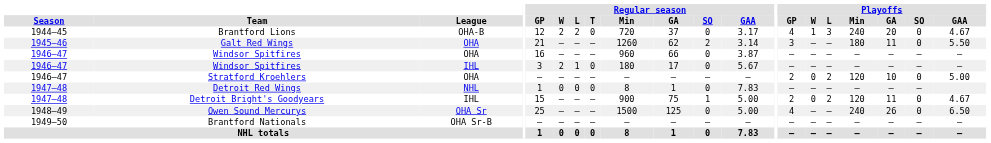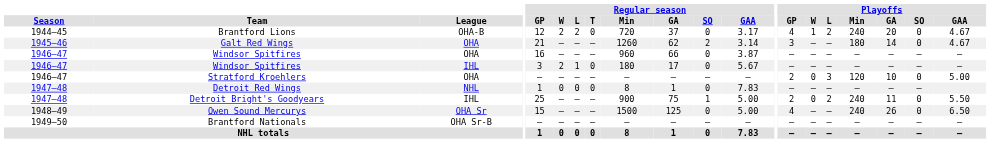(829, 32) 3 -> (829, 32) 2
(891, 43) 11 -> (891, 43) 14
(960, 43) 5.50 -> (960, 43) 4.67
(829, 77) 2 -> (829, 77) 3
(540, 99) 15 -> (540, 99) 25
(857, 99) 120 -> (857, 99) 240
(960, 99) 4.67 -> (960, 99) 5.50
(540, 111) 25 -> (540, 111) 15
